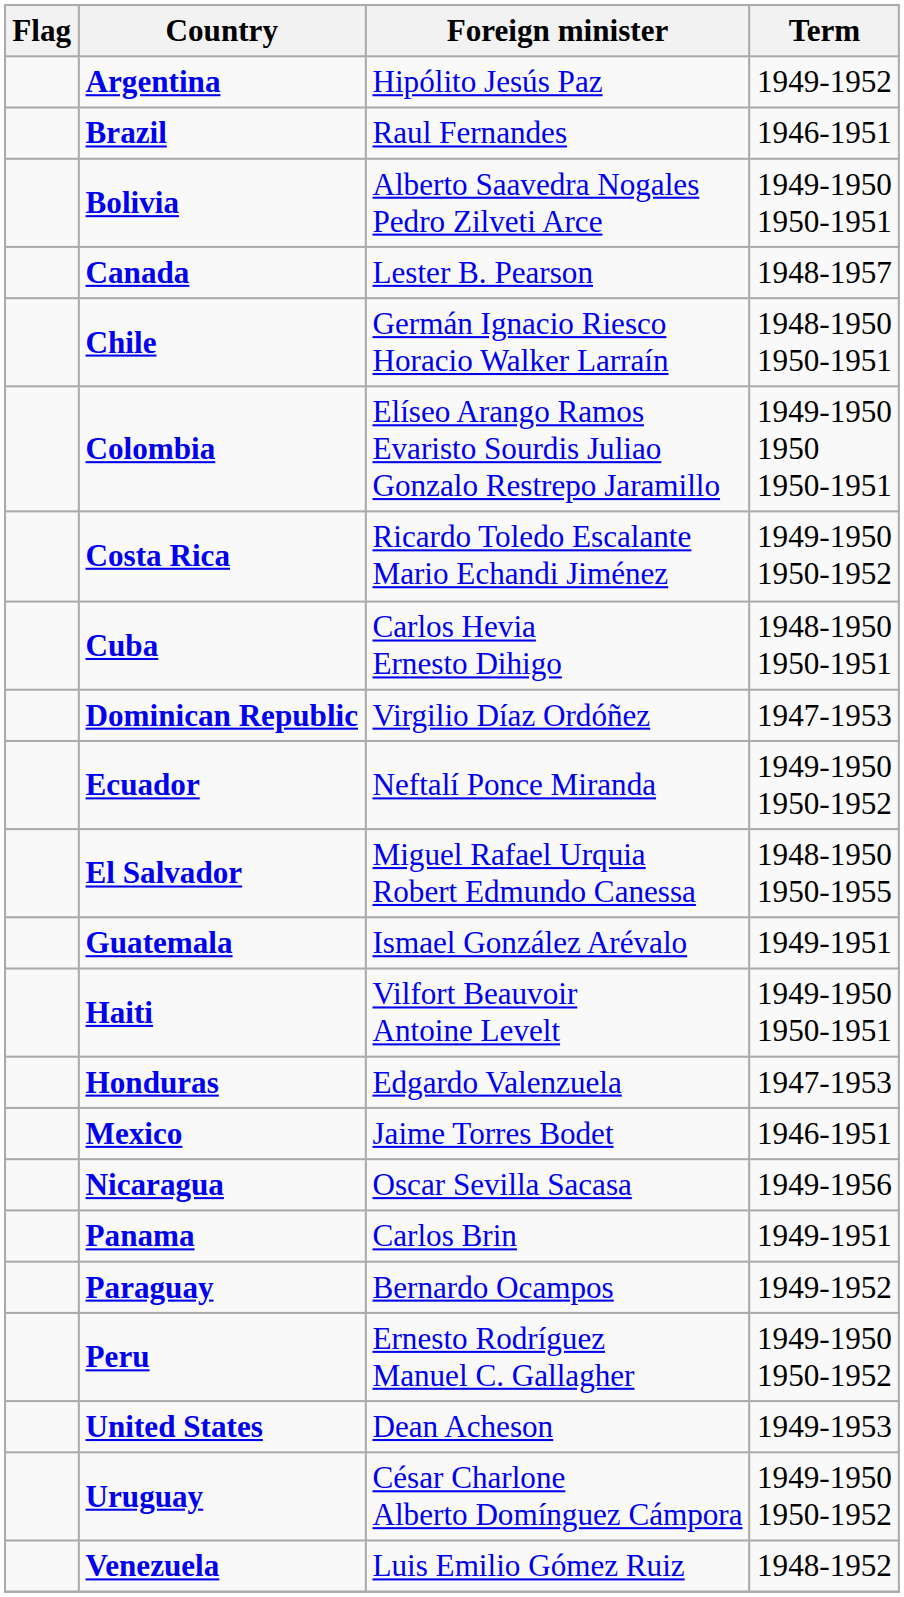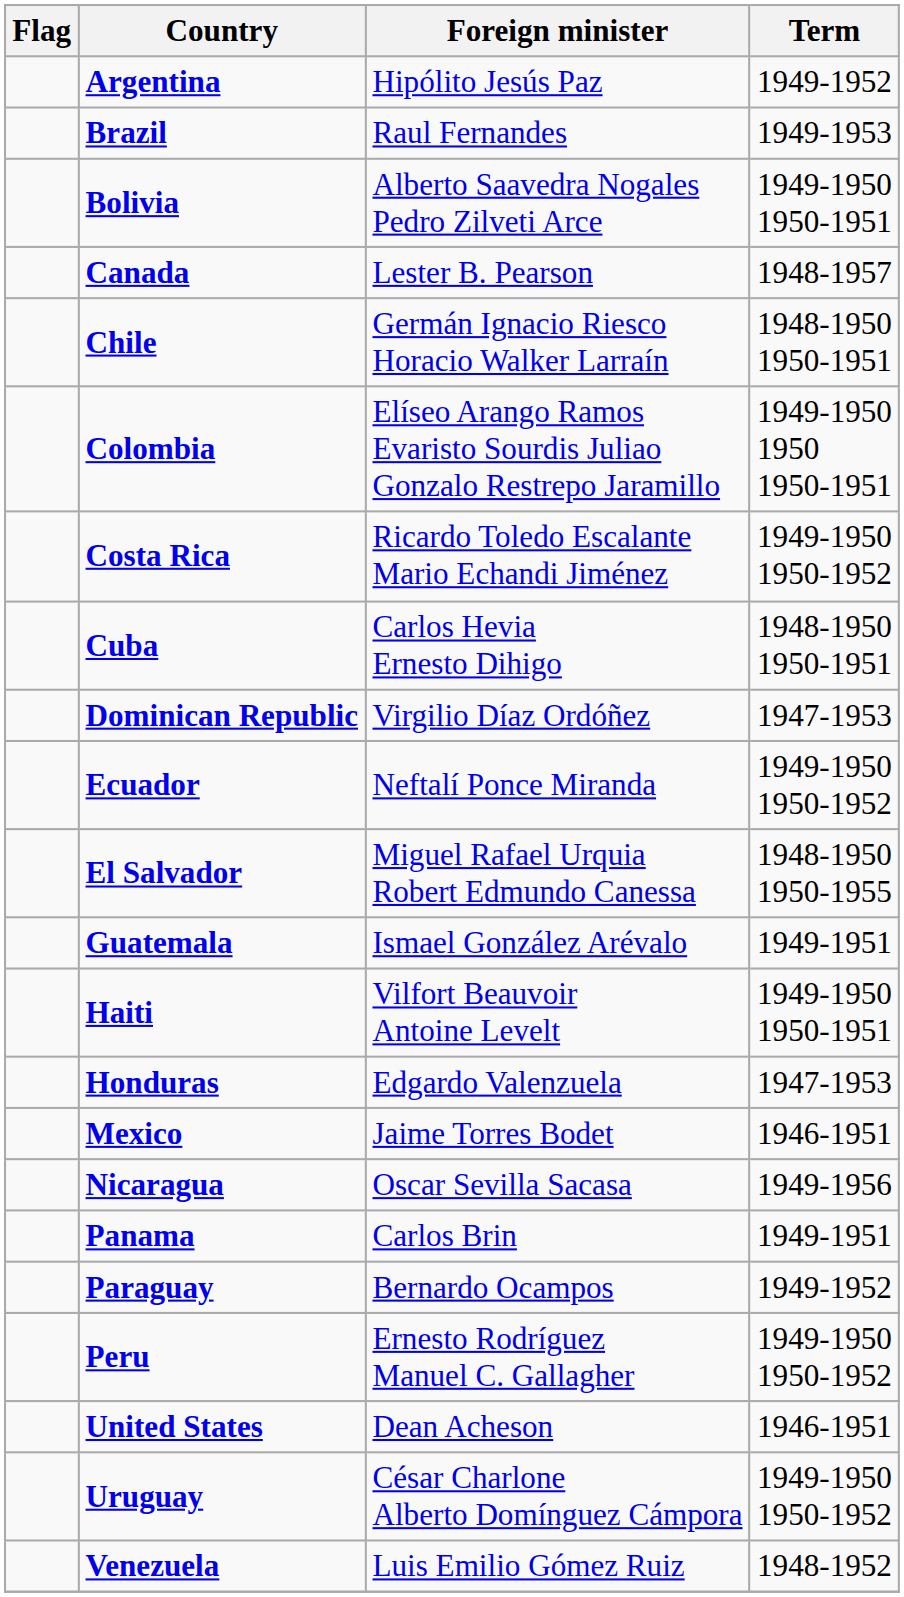(824, 133) 1946-1951 -> (824, 133) 1949-1953
(824, 1426) 1949-1953 -> (824, 1426) 1946-1951
